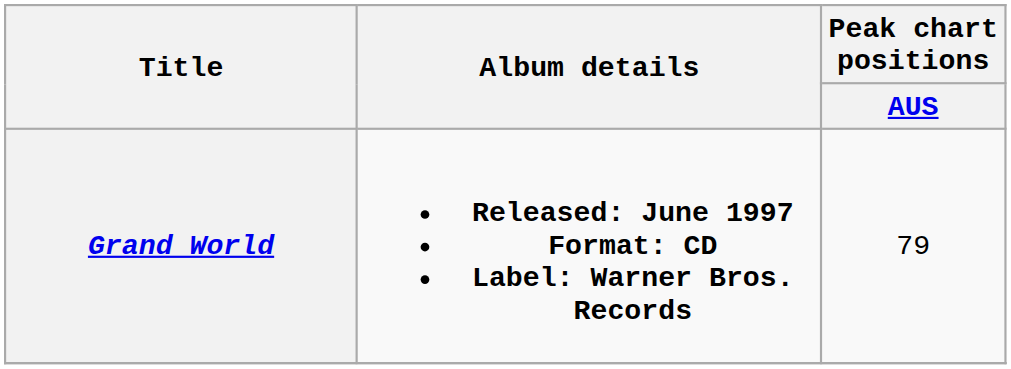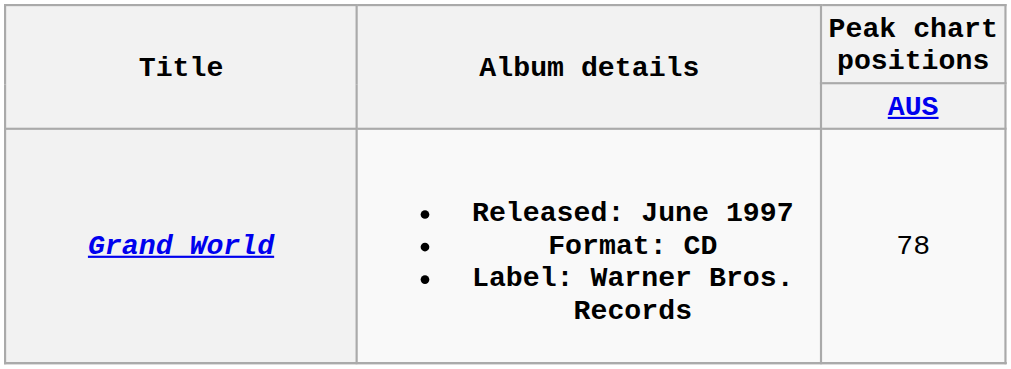(913, 246) 79 -> (913, 246) 78
